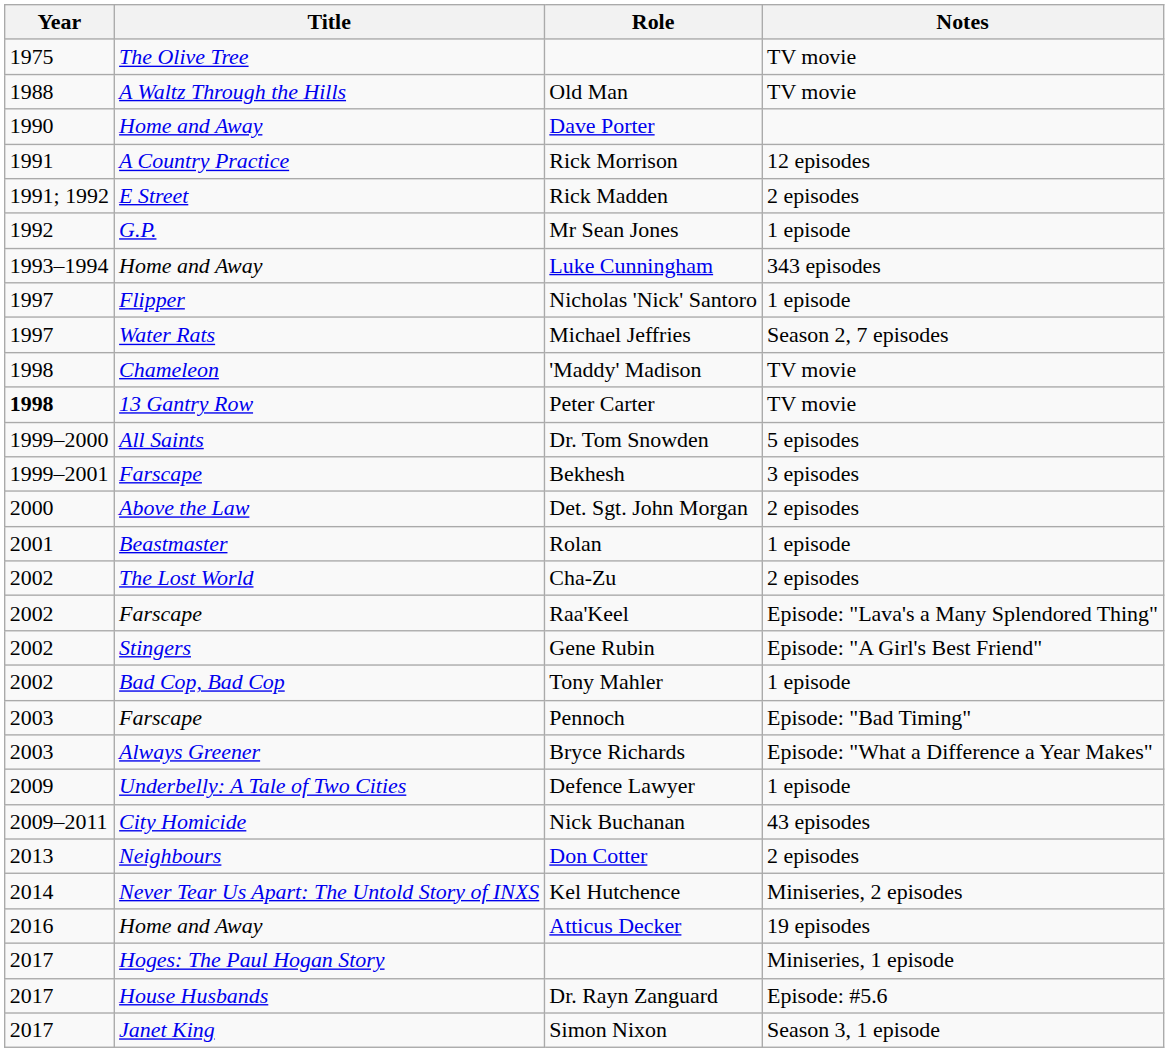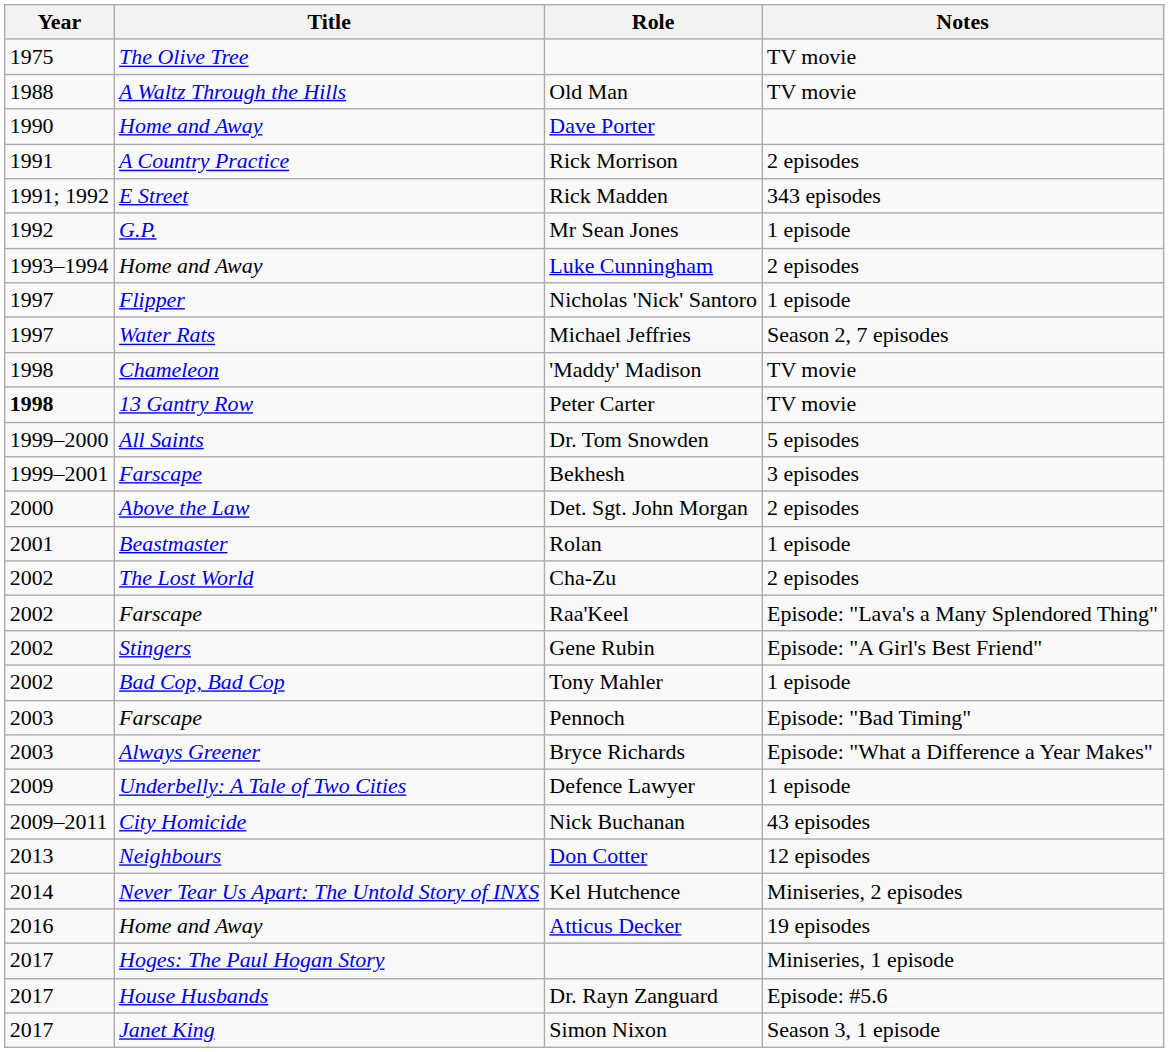(818, 160) 12 episodes -> (813, 160) 2 episodes
(813, 195) 2 episodes -> (824, 195) 343 episodes
(824, 265) 343 episodes -> (813, 265) 2 episodes
(813, 856) 2 episodes -> (818, 856) 12 episodes
